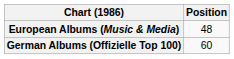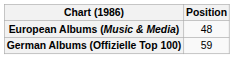(207, 45) 60 -> (207, 45) 59
